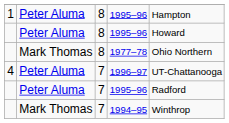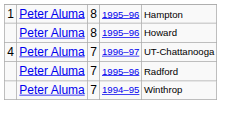- row: (10, 52)
(56, 109) Mark Thomas -> (52, 90) Peter Aluma
